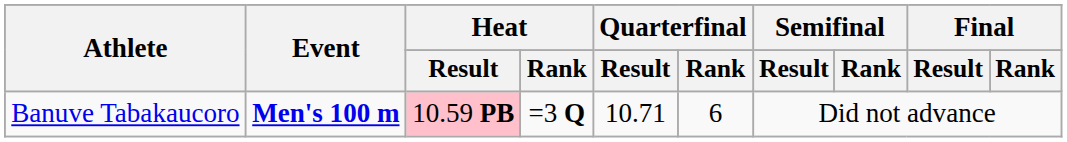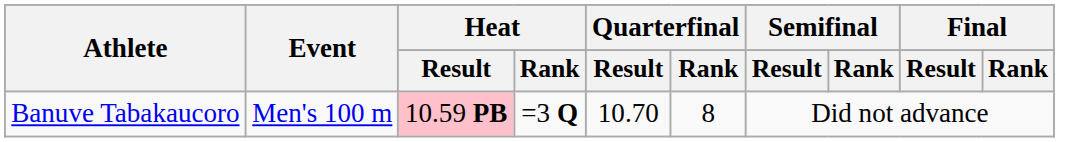(326, 114) bold -> (322, 114) normal
(635, 114) 10.71 -> (628, 114) 10.70
(715, 114) 6 -> (708, 114) 8
